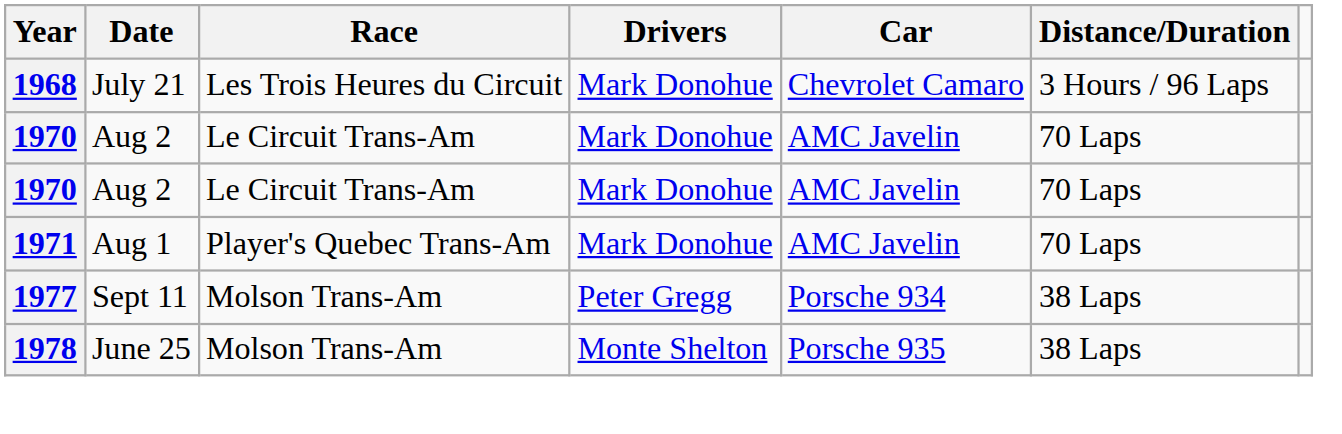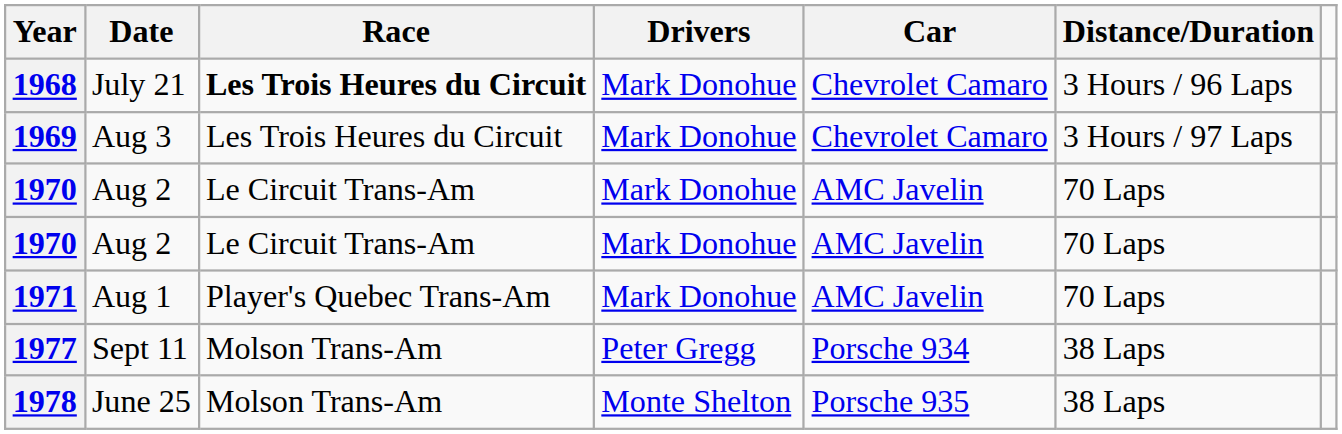(384, 84) normal -> (396, 84) bold
+ row: (45, 137)
